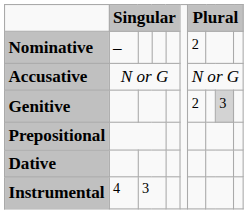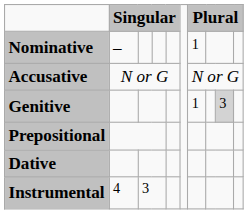(195, 44) 2 -> (195, 44) 1
(195, 103) 2 -> (195, 103) 1
